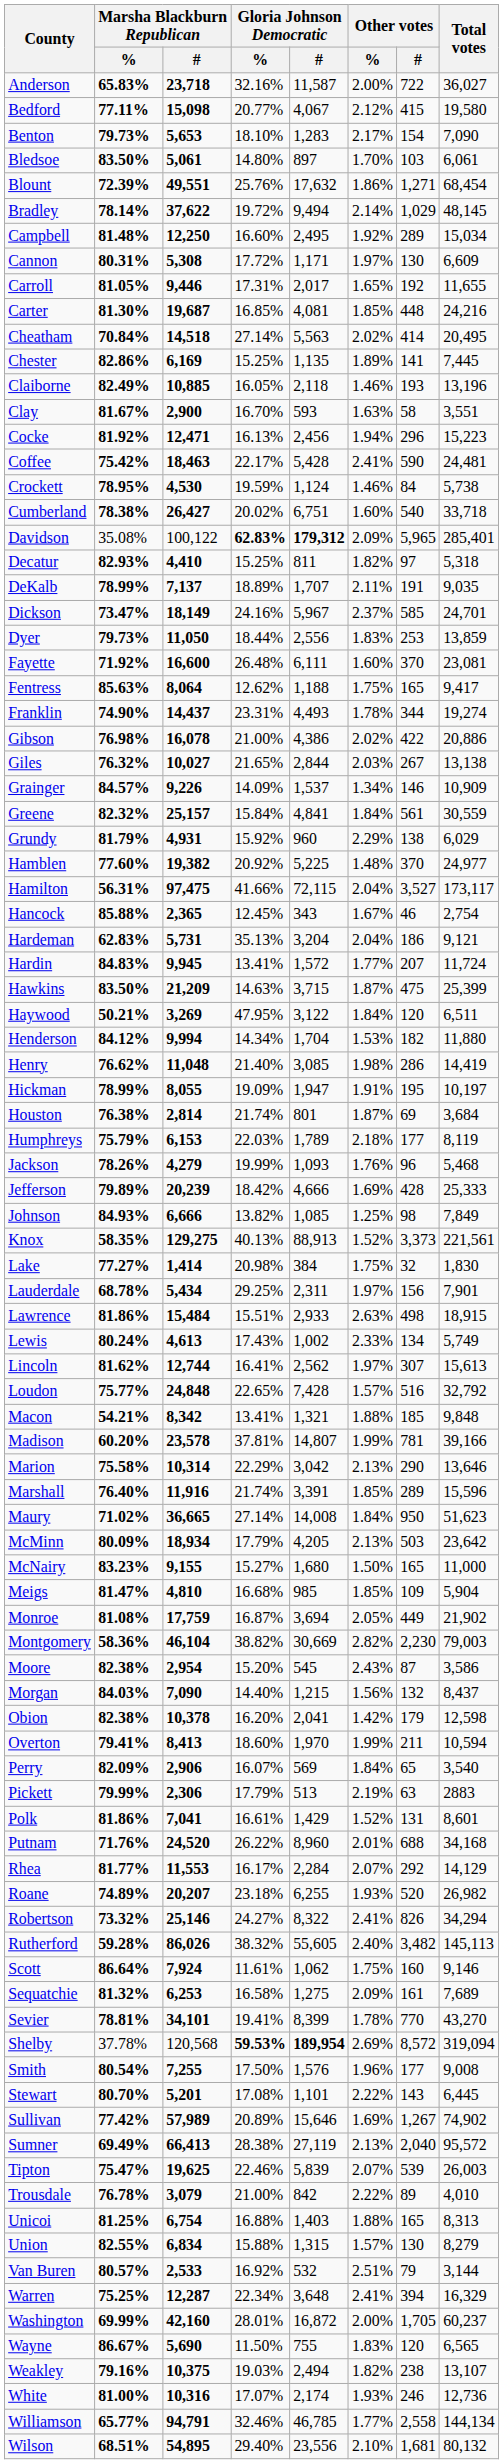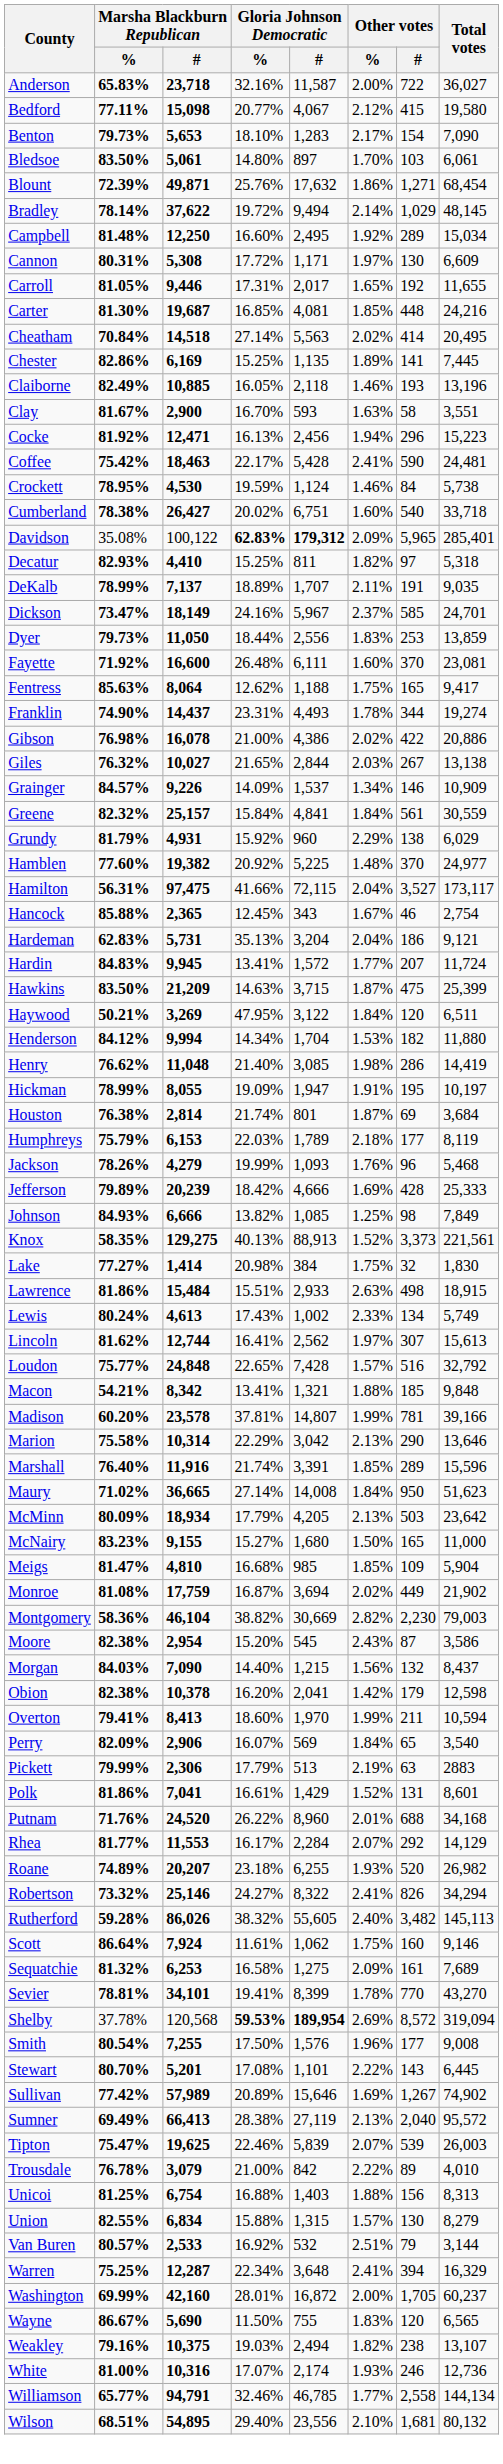(188, 185) 49,551 -> (188, 185) 49,871
- row: (44, 1290)
(372, 1617) 2.05% -> (372, 1592) 2.02%
(412, 2220) 165 -> (412, 2195) 156
